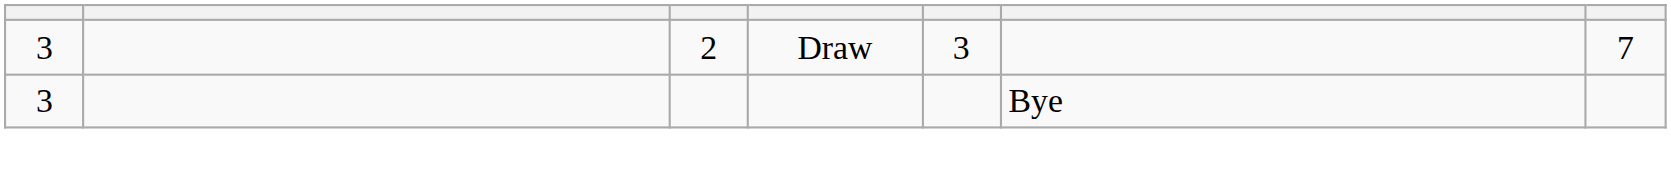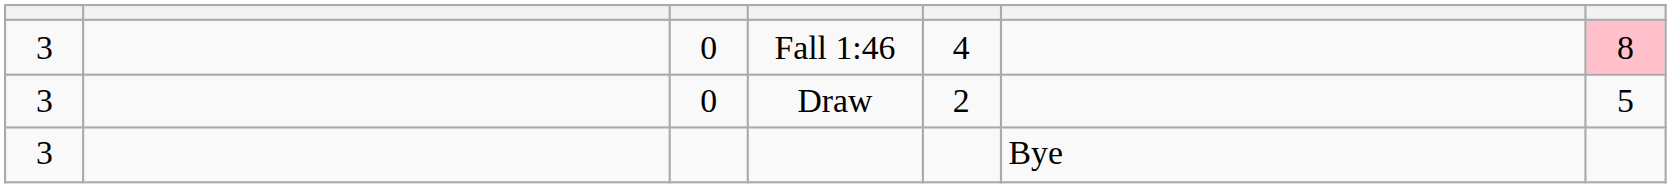+ row: (835, 46)
(709, 46) 2 -> (709, 100) 0
(961, 46) 3 -> (961, 100) 2
(1625, 46) 7 -> (1625, 100) 5
